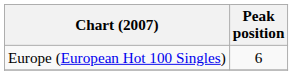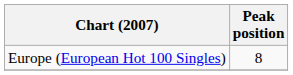(259, 57) 6 -> (259, 57) 8
